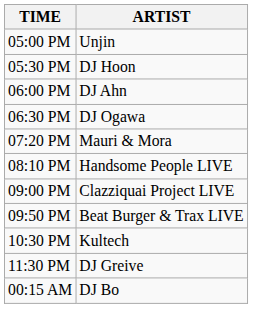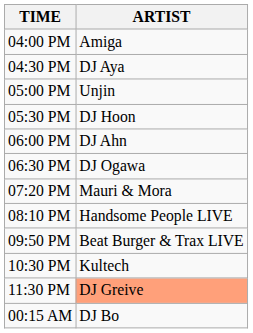+ row: (39, 41)
+ row: (39, 66)
- row: (39, 191)
(111, 265) no background -> (111, 290) lightsalmon background
